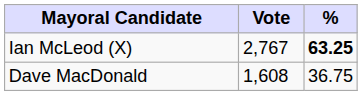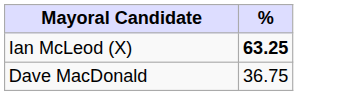- column: (271, 18)
